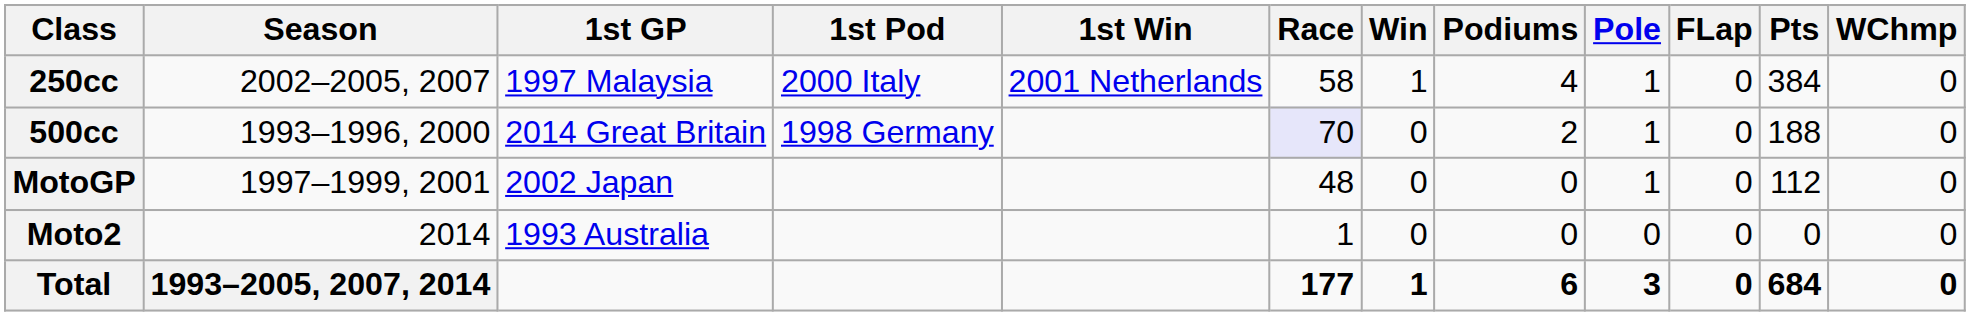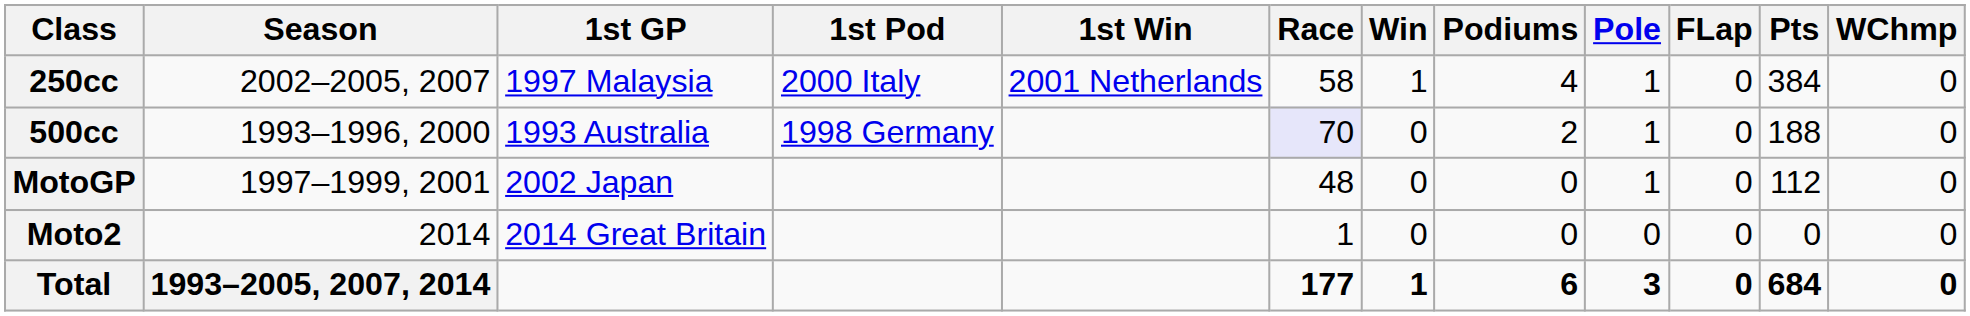(636, 132) 2014 Great Britain -> (607, 132) 1993 Australia
(607, 234) 1993 Australia -> (636, 234) 2014 Great Britain
